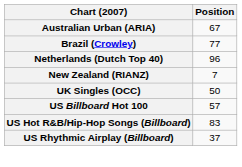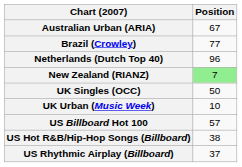(215, 75) no background -> (215, 75) lightgreen background
+ row: (99, 106)
(215, 122) 83 -> (215, 138) 38
